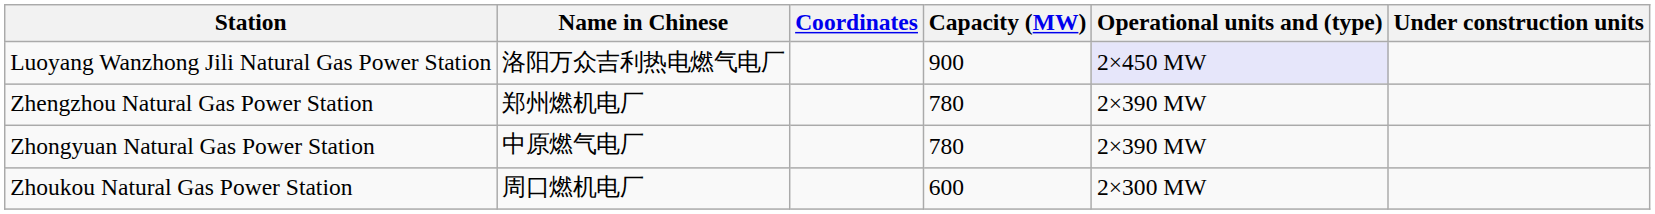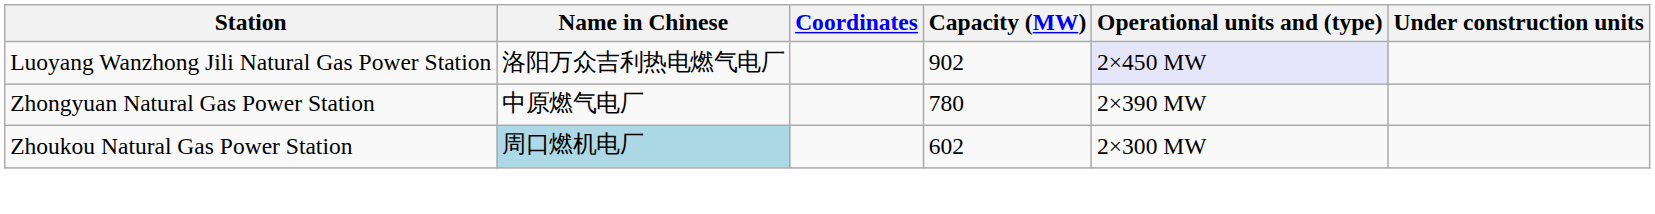(946, 62) 900 -> (946, 62) 902
- row: (192, 104)
(573, 187) no background -> (573, 145) lightblue background
(946, 187) 600 -> (946, 146) 602
